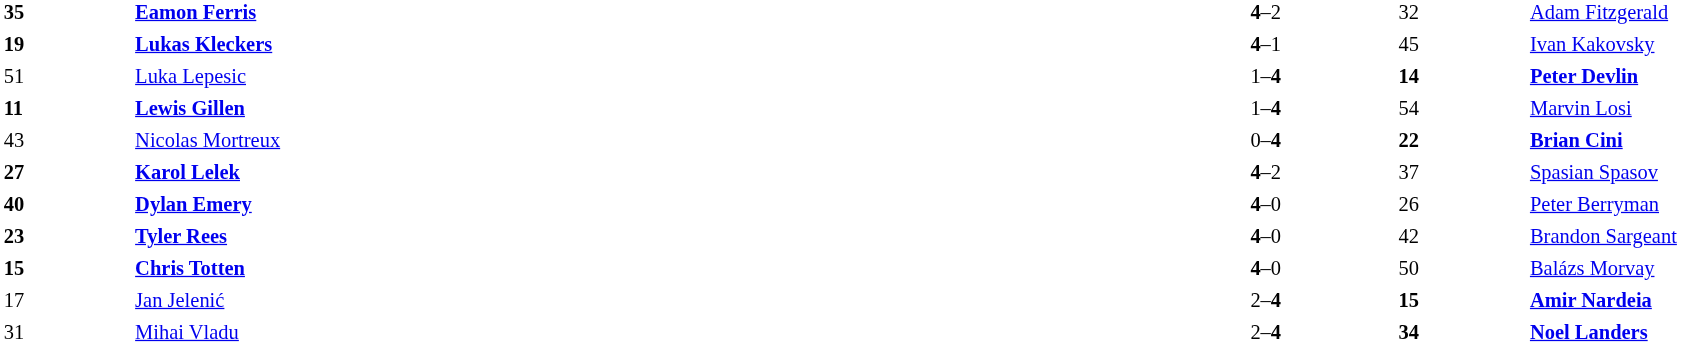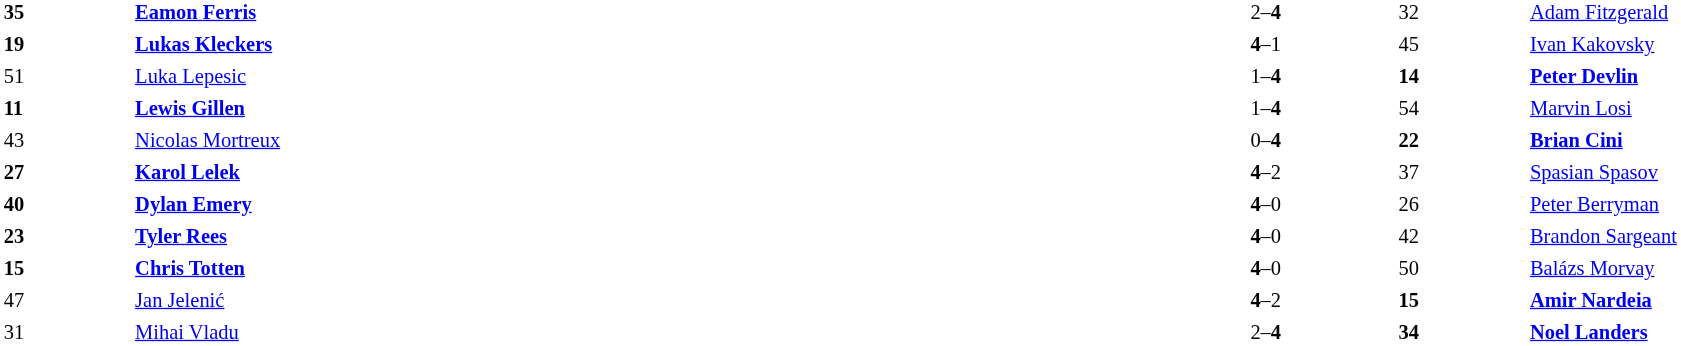(1266, 12) 4–2 -> (1266, 12) 2–4
(14, 300) 17 -> (14, 300) 47
(1266, 300) 2–4 -> (1266, 300) 4–2
